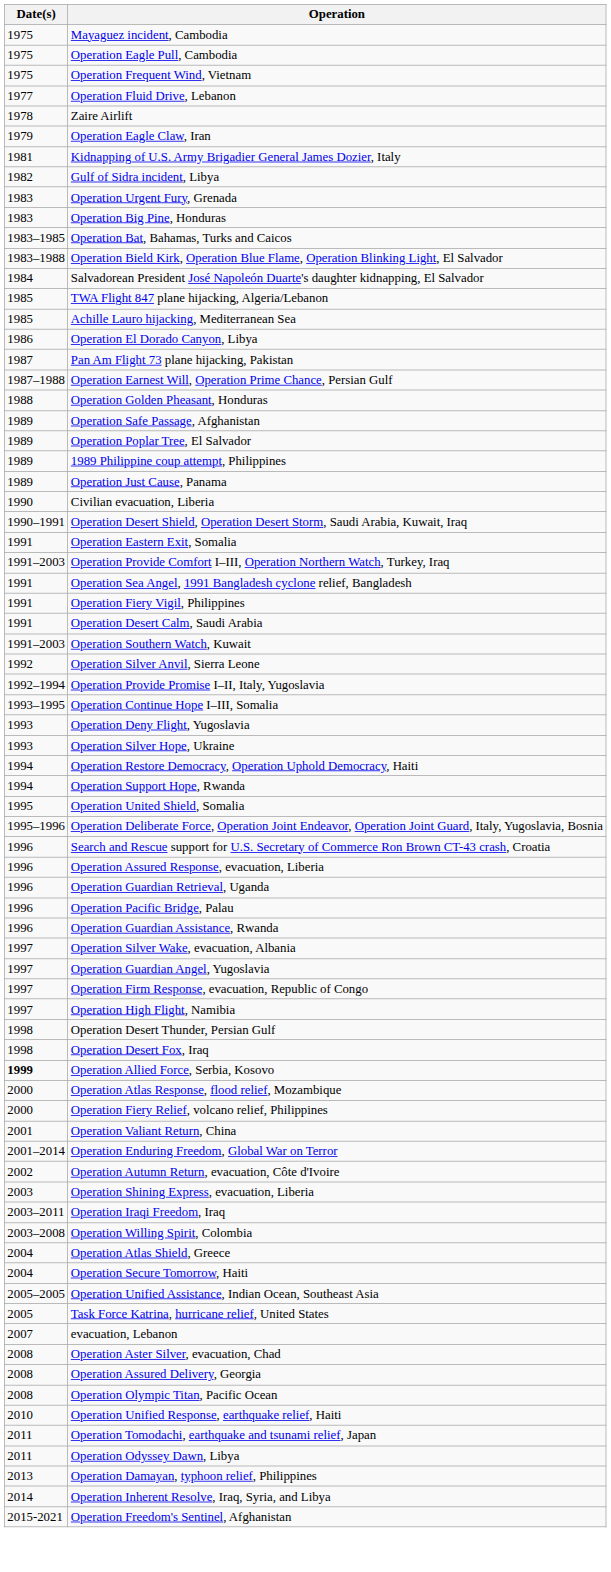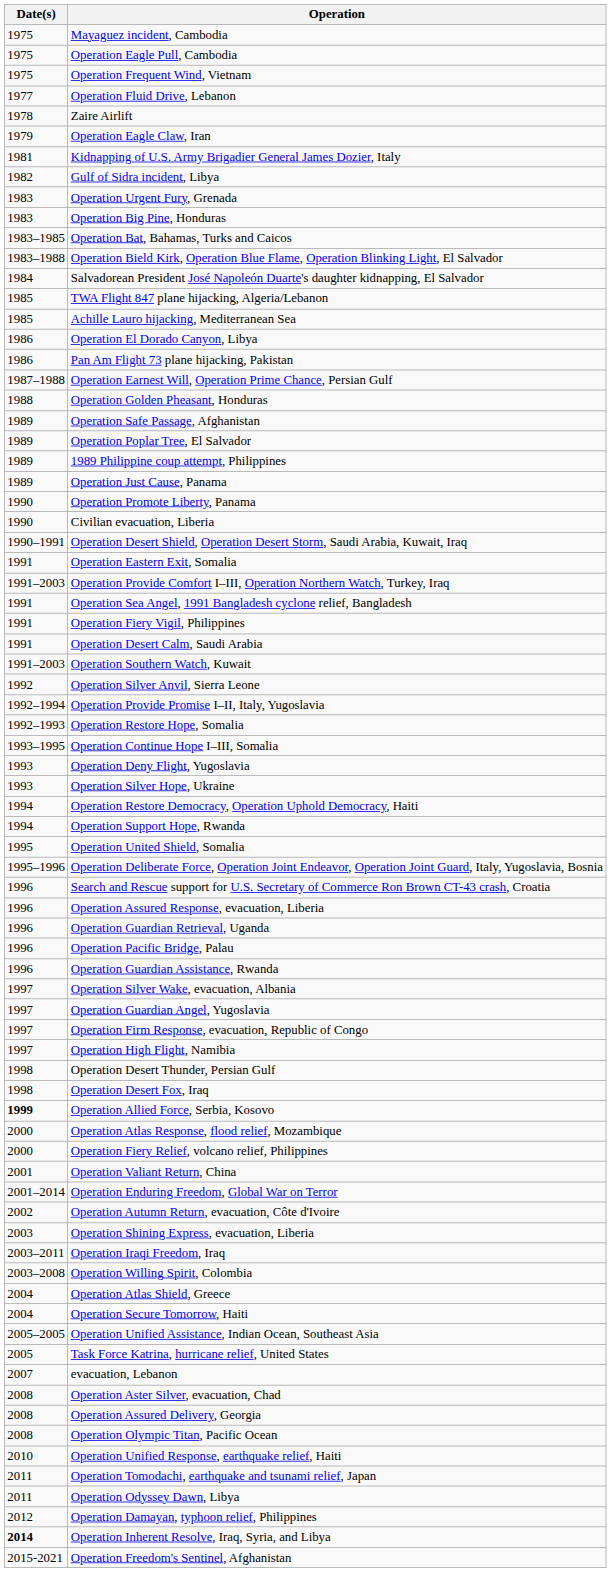(20, 359) 1987 -> (20, 359) 1986
+ row: (163, 501)
+ row: (157, 725)
(20, 1476) 2013 -> (20, 1516) 2012
(20, 1496) normal -> (20, 1537) bold
